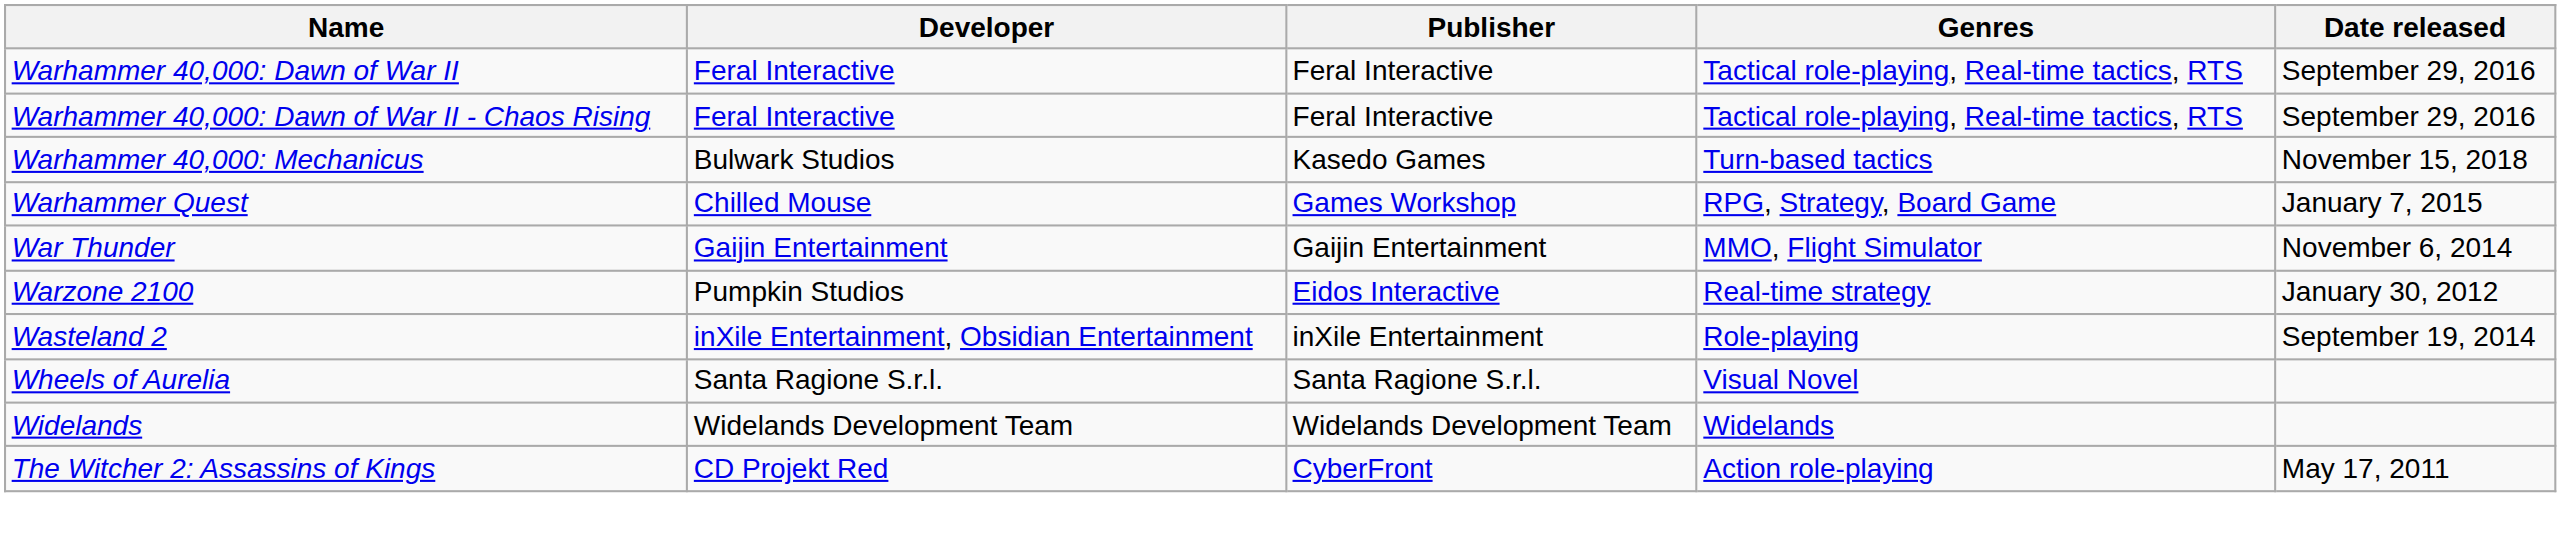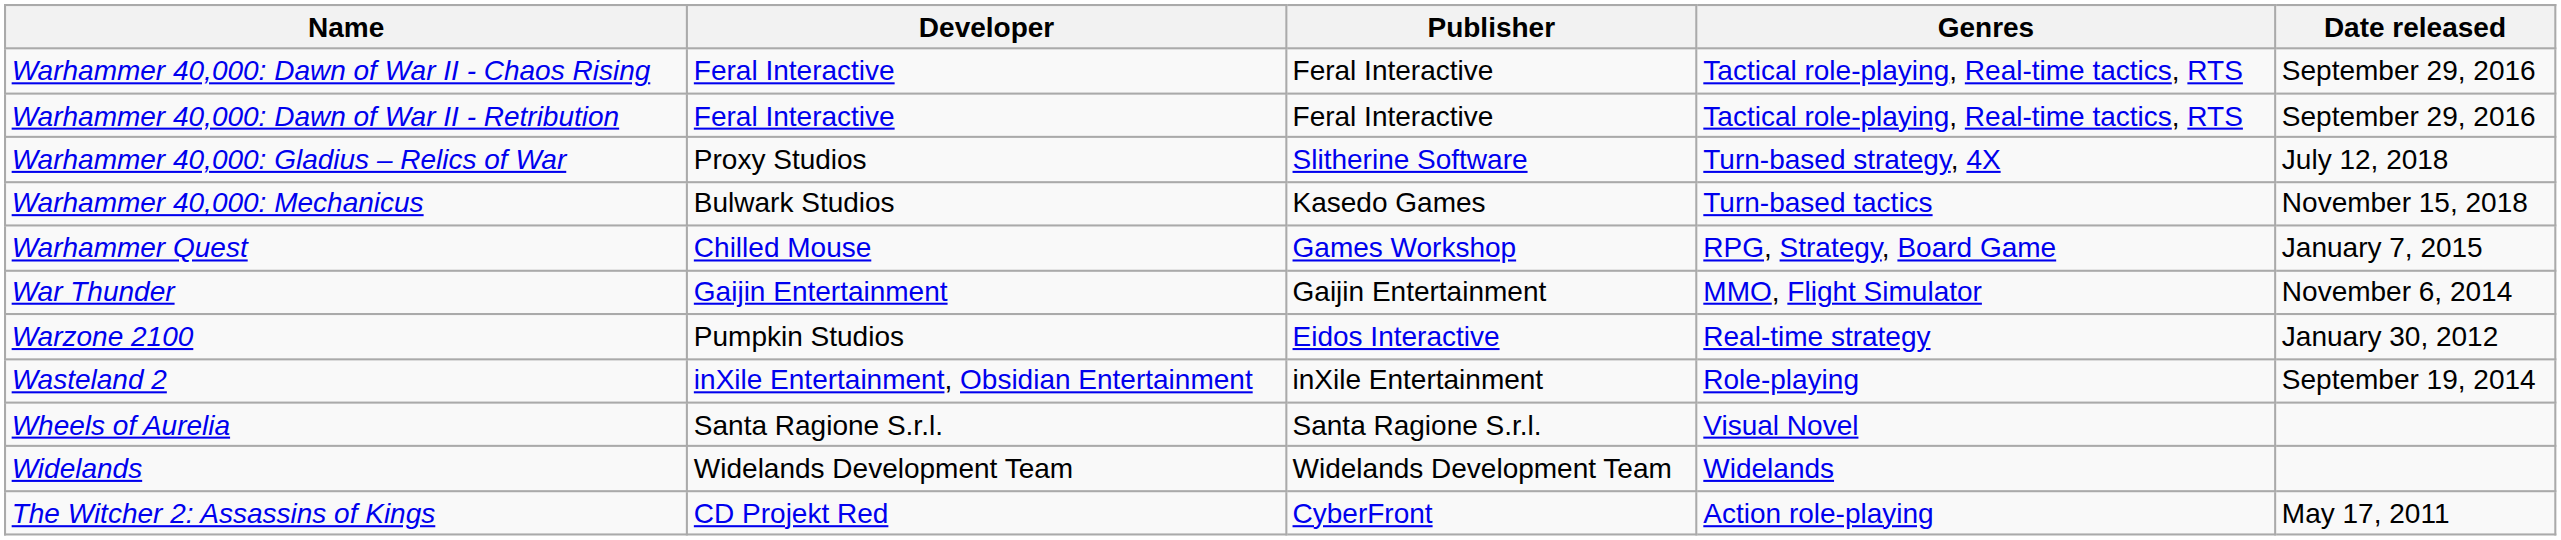- row: (235, 71)
+ row: (315, 115)
+ row: (289, 159)
